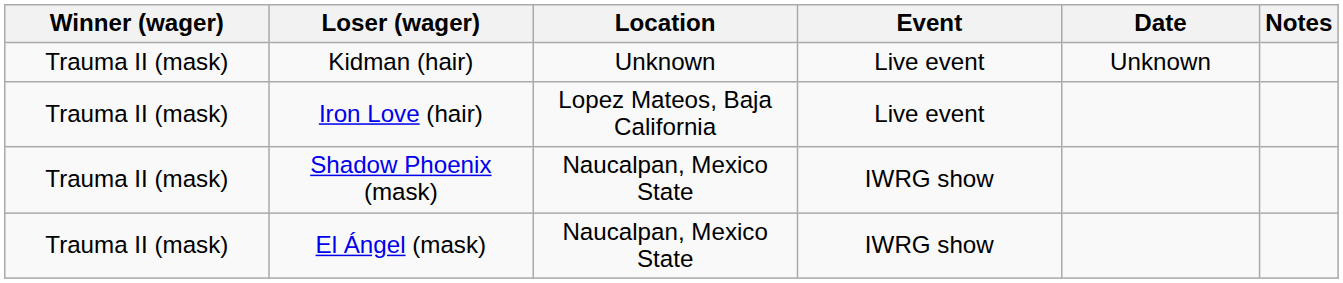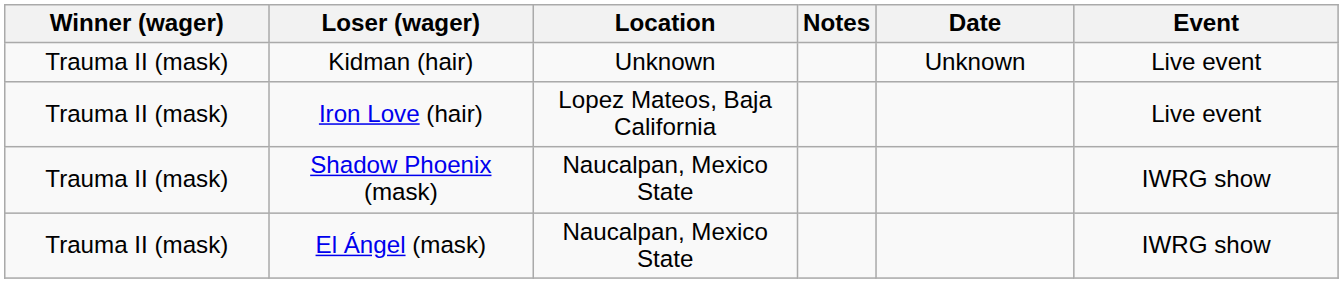columns swapped: (929, 23) <-> (1299, 23)
